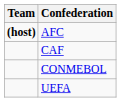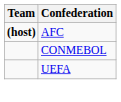- row: (52, 50)
